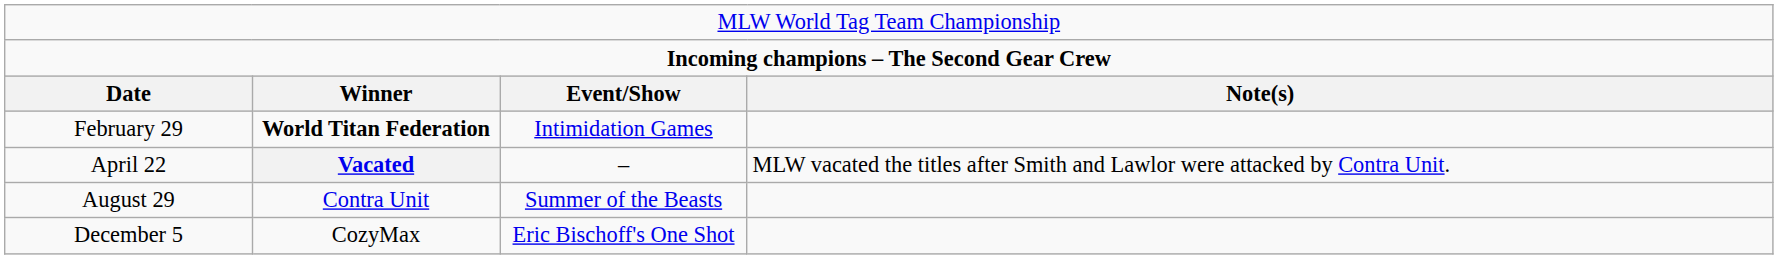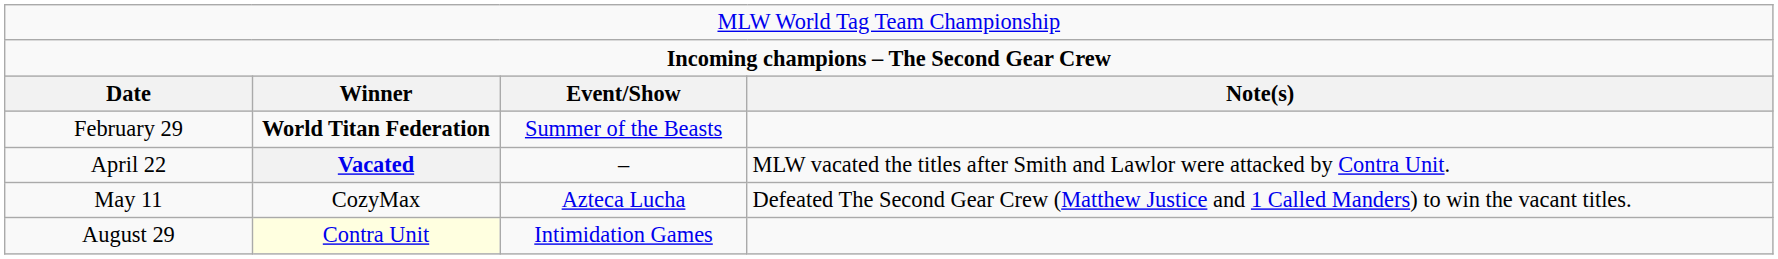(624, 128) Intimidation Games -> (624, 128) Summer of the Beasts
+ row: (128, 199)
(376, 199) no background -> (376, 235) lightyellow background
(624, 199) Summer of the Beasts -> (624, 235) Intimidation Games
- row: (128, 235)
